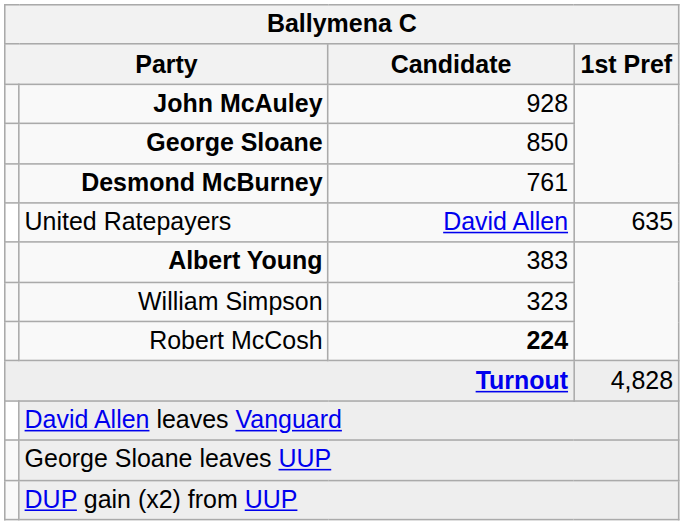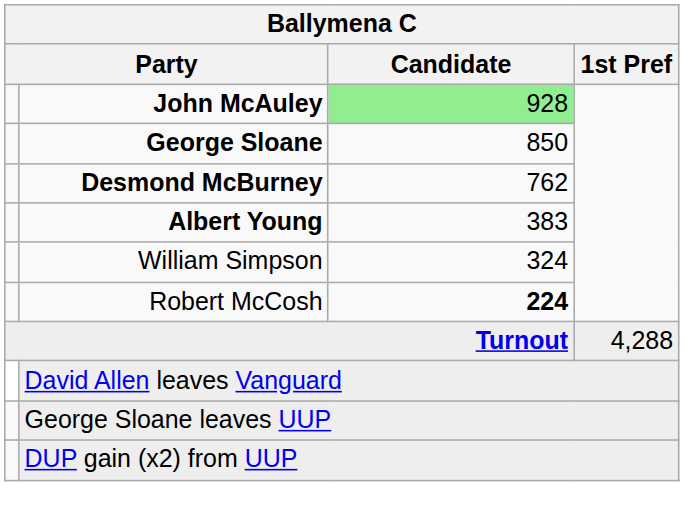(547, 103) no background -> (547, 103) lightgreen background
(547, 182) 761 -> (547, 182) 762
- row: (128, 222)
(547, 301) 323 -> (547, 261) 324
(642, 380) 4,828 -> (642, 340) 4,288
